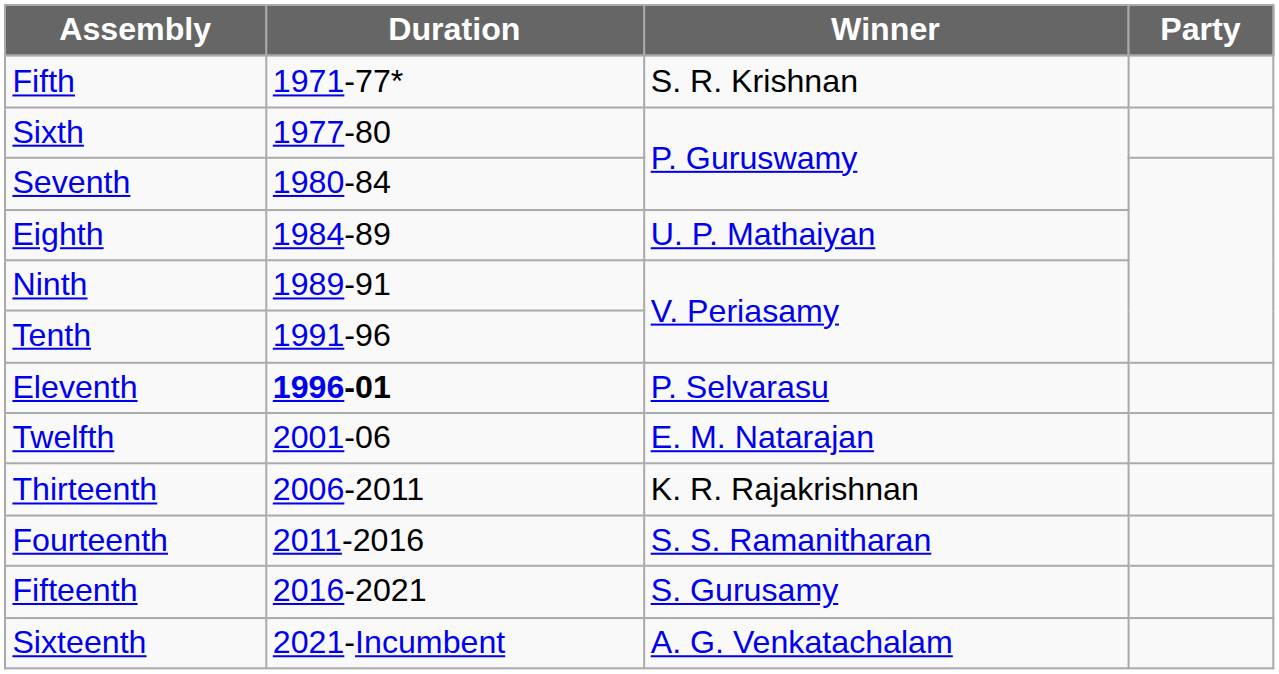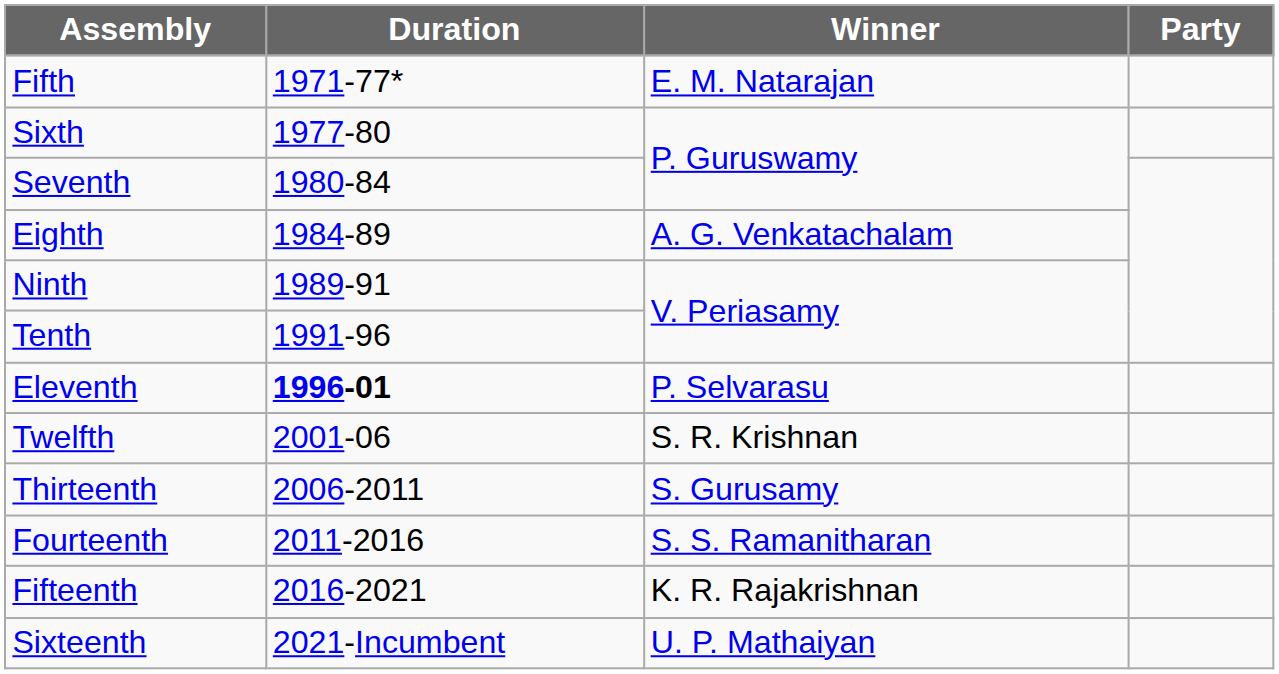(754, 81) S. R. Krishnan -> (762, 81) E. M. Natarajan
(763, 234) U. P. Mathaiyan -> (802, 234) A. G. Venkatachalam
(762, 438) E. M. Natarajan -> (754, 438) S. R. Krishnan
(785, 489) K. R. Rajakrishnan -> (745, 489) S. Gurusamy
(745, 591) S. Gurusamy -> (785, 591) K. R. Rajakrishnan
(802, 642) A. G. Venkatachalam -> (763, 642) U. P. Mathaiyan
